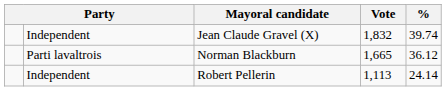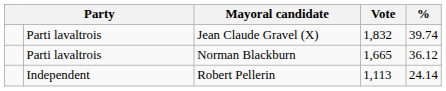(58, 34) Independent -> (64, 34) Parti lavaltrois
